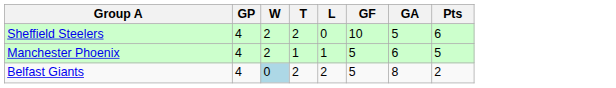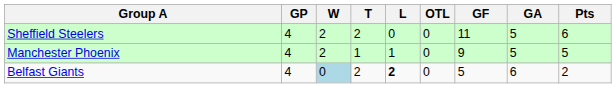+ column: (438, 14)
(356, 33) 10 -> (464, 33) 11
(352, 53) 5 -> (461, 53) 9
(395, 53) 6 -> (513, 53) 5
(324, 72) normal -> (392, 72) bold
(395, 72) 8 -> (513, 72) 6
